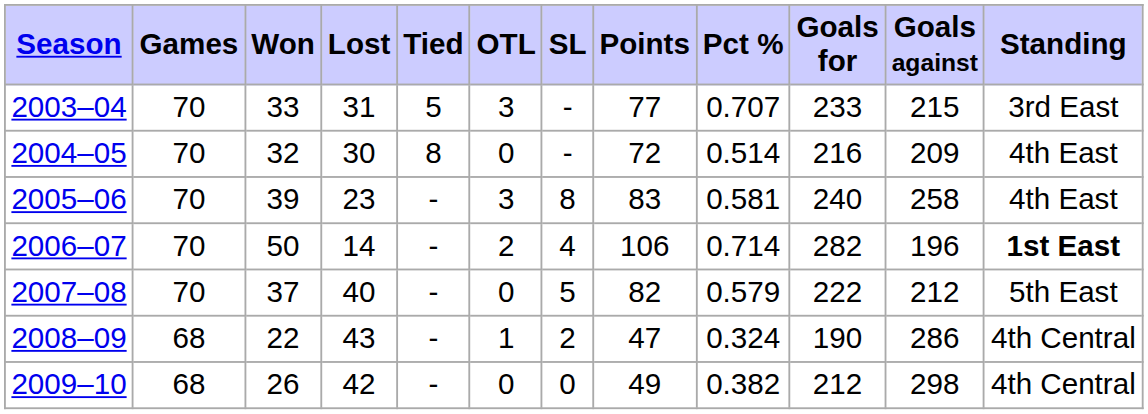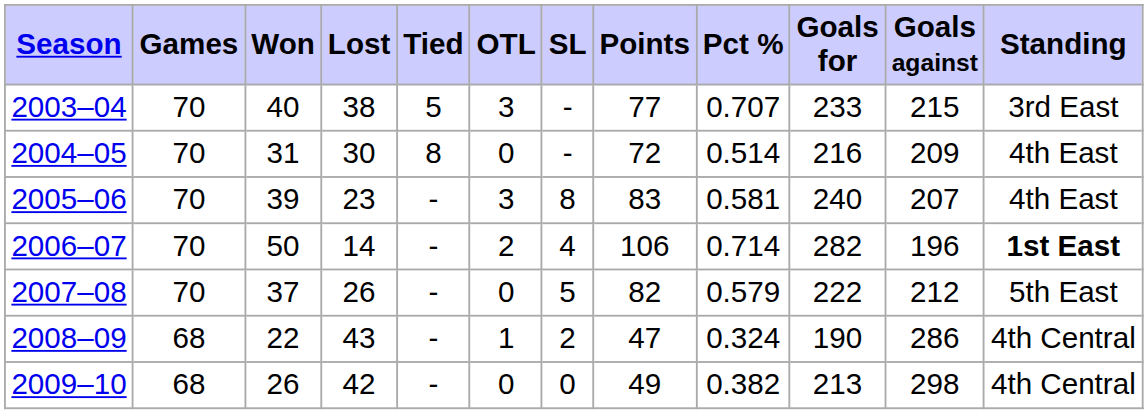(283, 107) 33 -> (283, 107) 40
(359, 107) 31 -> (359, 107) 38
(283, 153) 32 -> (283, 153) 31
(935, 199) 258 -> (935, 199) 207
(359, 292) 40 -> (359, 292) 26
(838, 384) 212 -> (838, 384) 213
